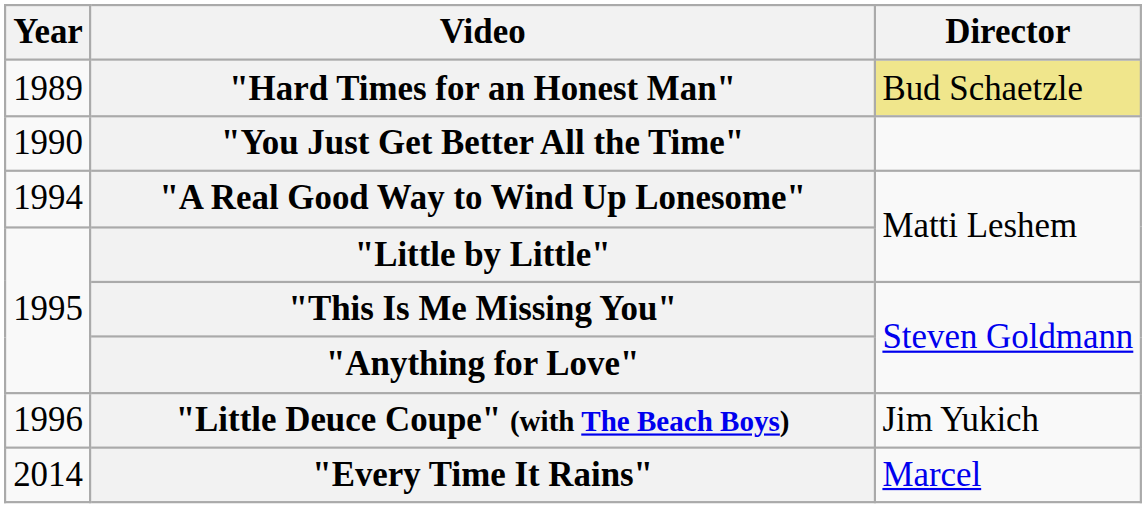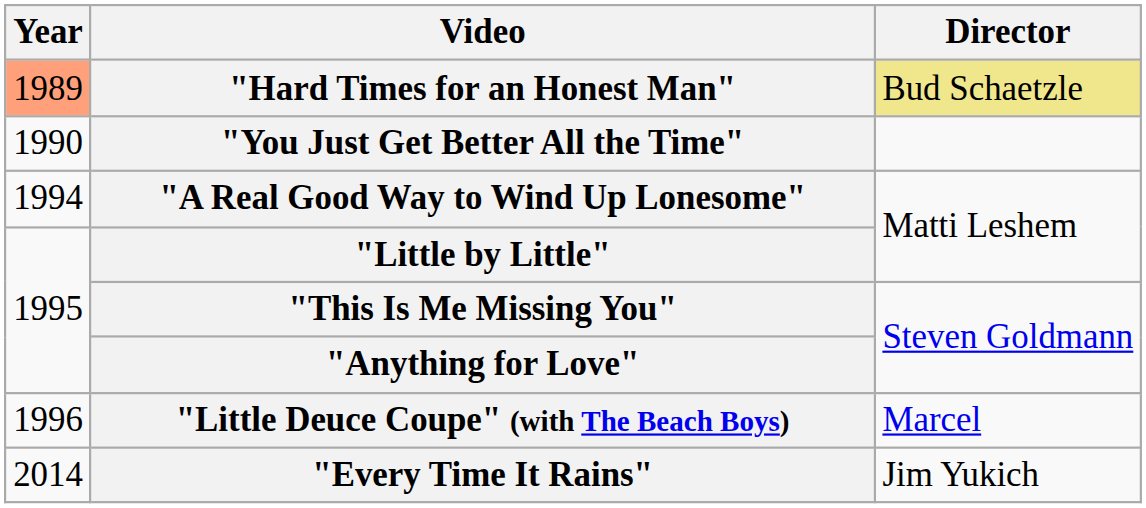(48, 87) no background -> (48, 87) lightsalmon background
(961, 419) Jim Yukich -> (932, 419) Marcel
(932, 474) Marcel -> (961, 474) Jim Yukich
